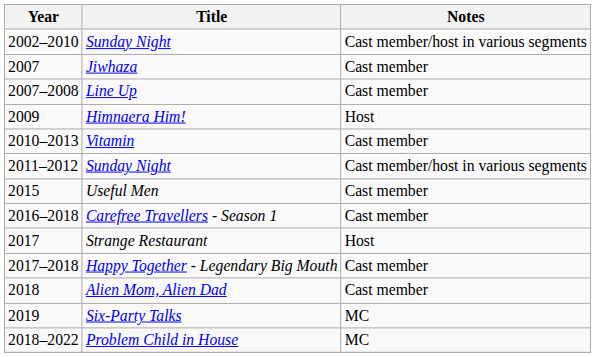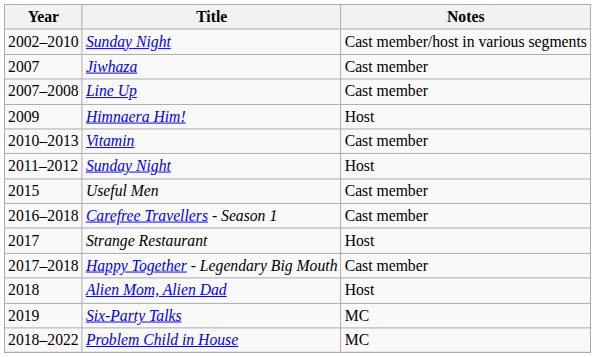(466, 166) Cast member/host in various segments -> (360, 166) Host
(386, 290) Cast member -> (360, 290) Host
